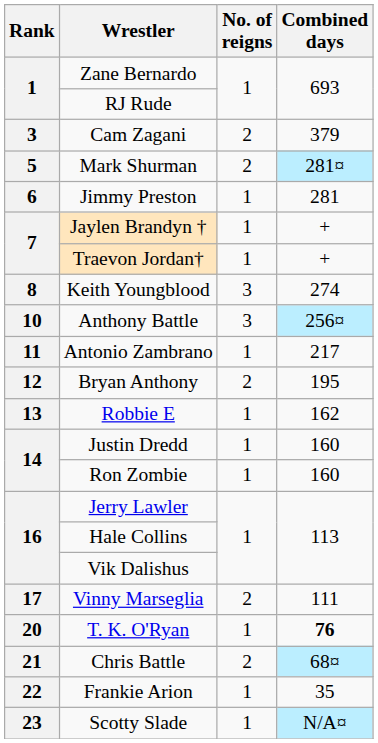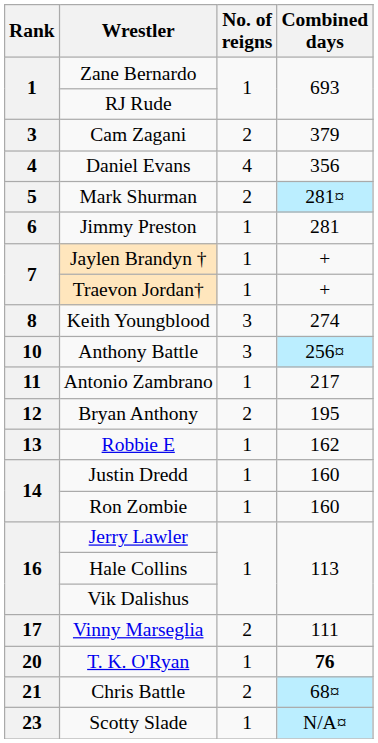+ row: (138, 165)
- row: (138, 692)
